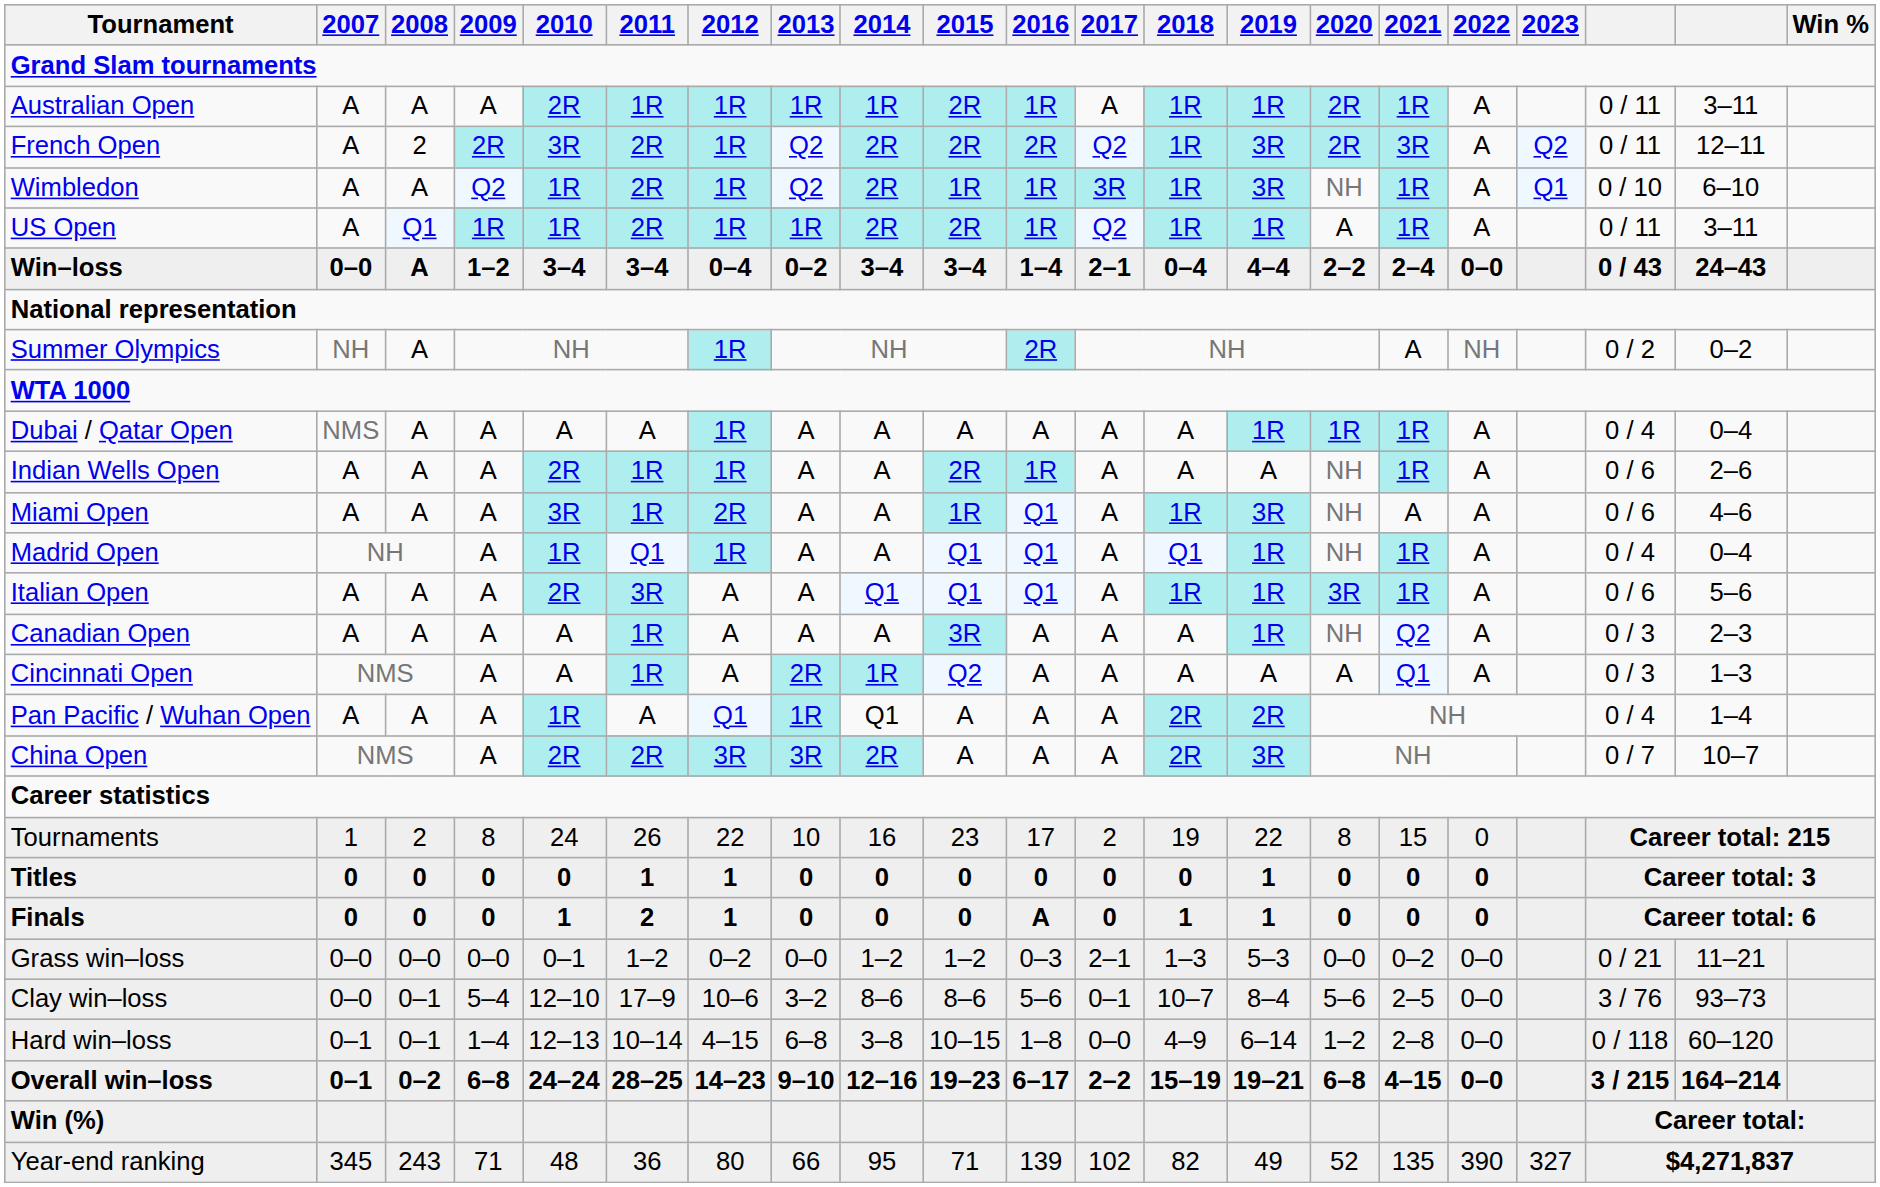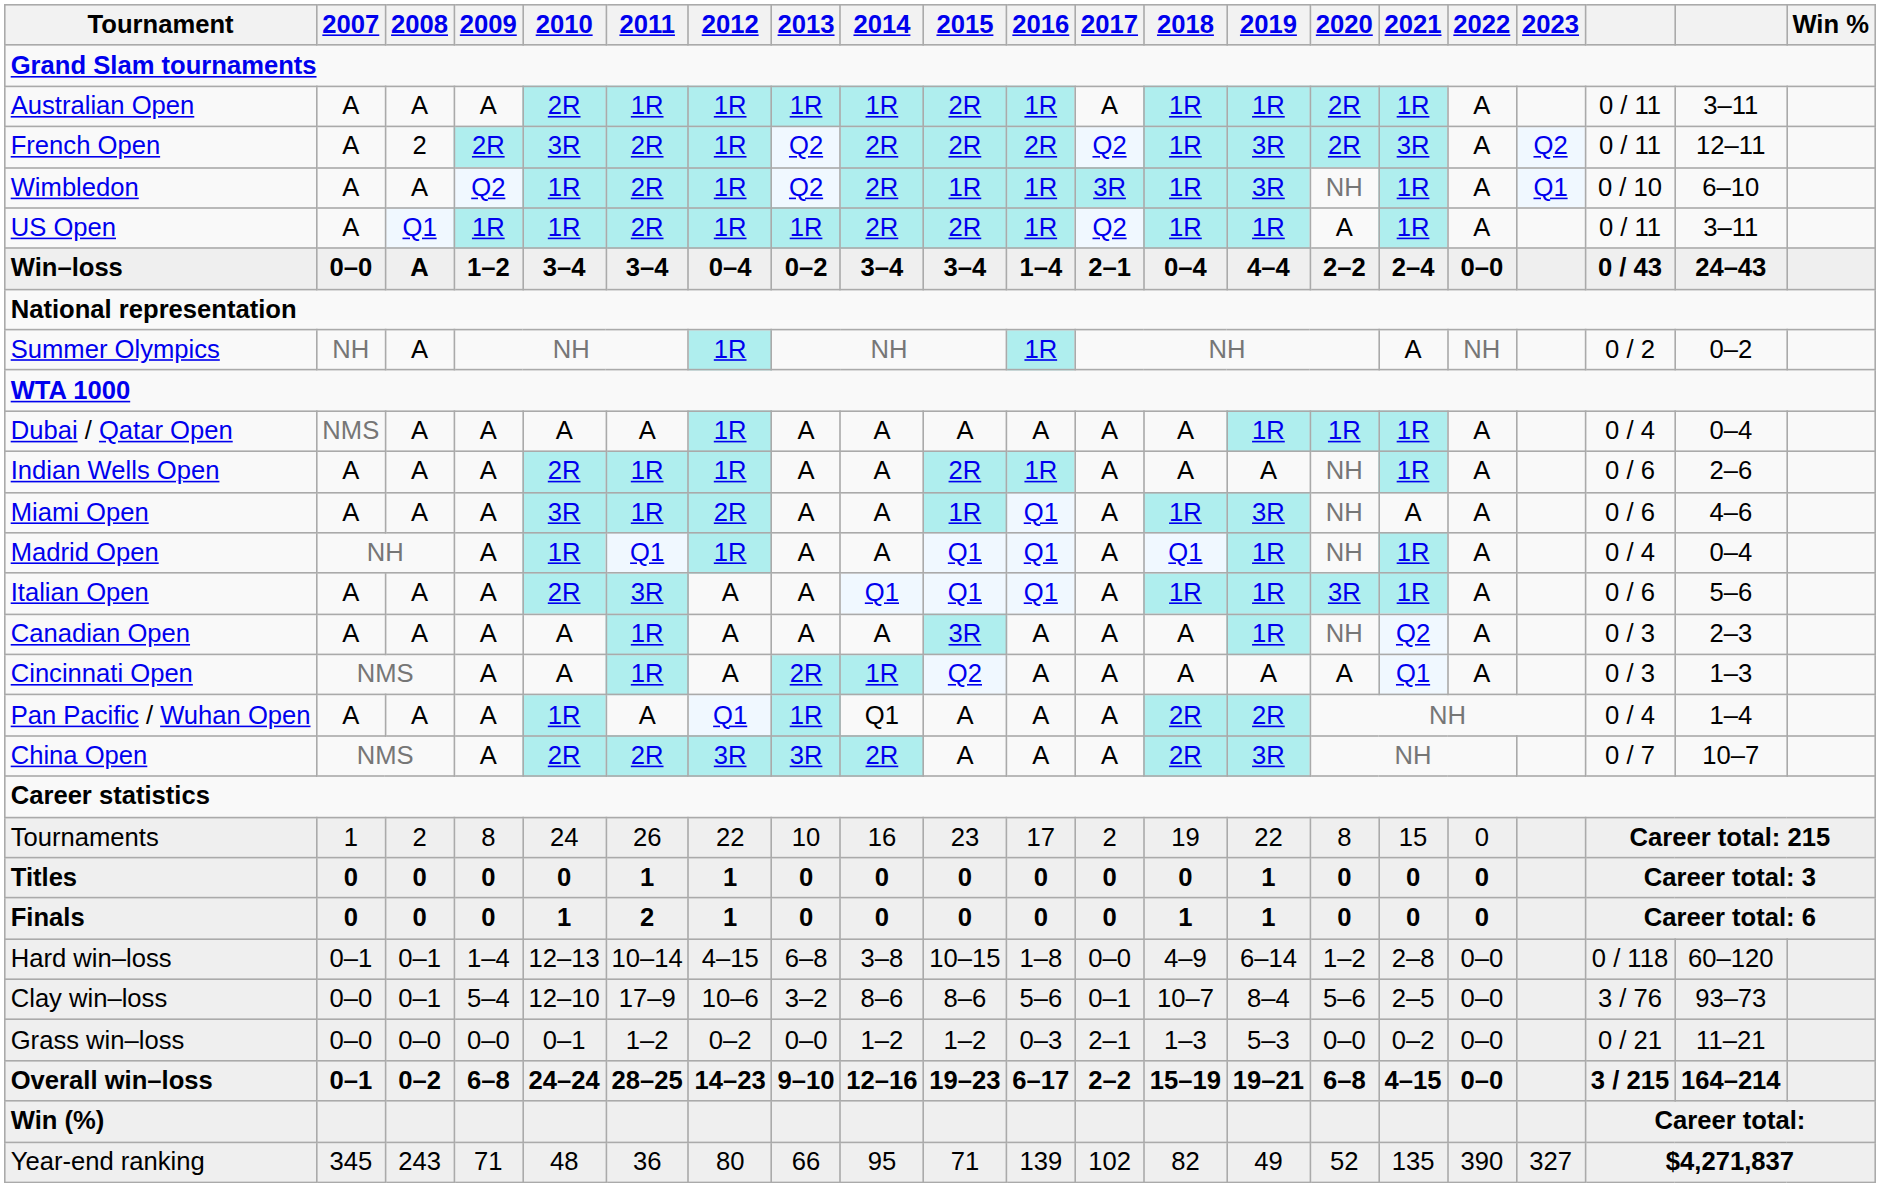(1041, 349) 2R -> (1041, 349) 1R
(1041, 918) A -> (1041, 918) 0
rows swapped: (91, 1039) <-> (97, 958)
